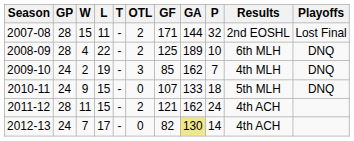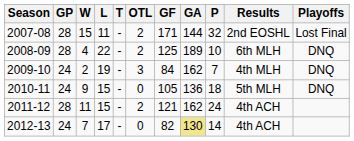(168, 70) 85 -> (168, 70) 84
(168, 88) 107 -> (168, 88) 105
(193, 88) 133 -> (193, 88) 136
